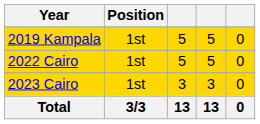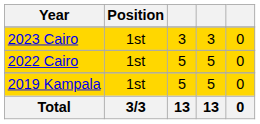rows swapped: (54, 38) <-> (43, 84)
